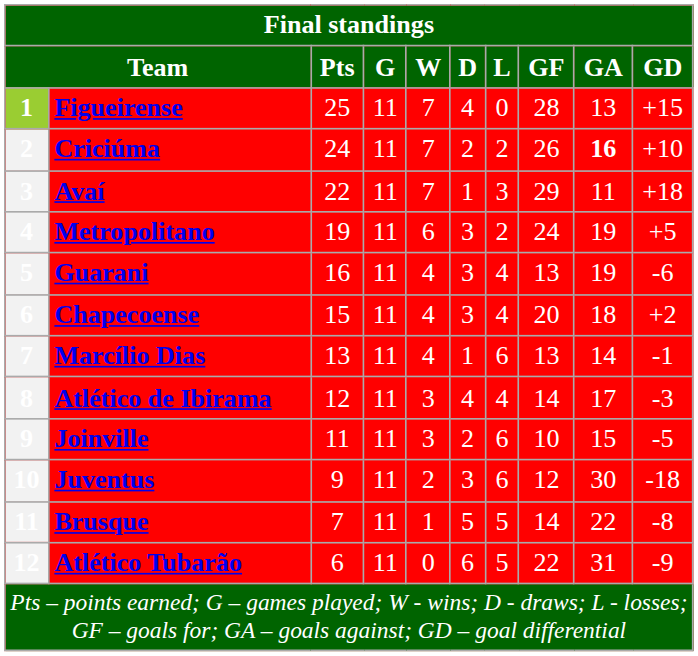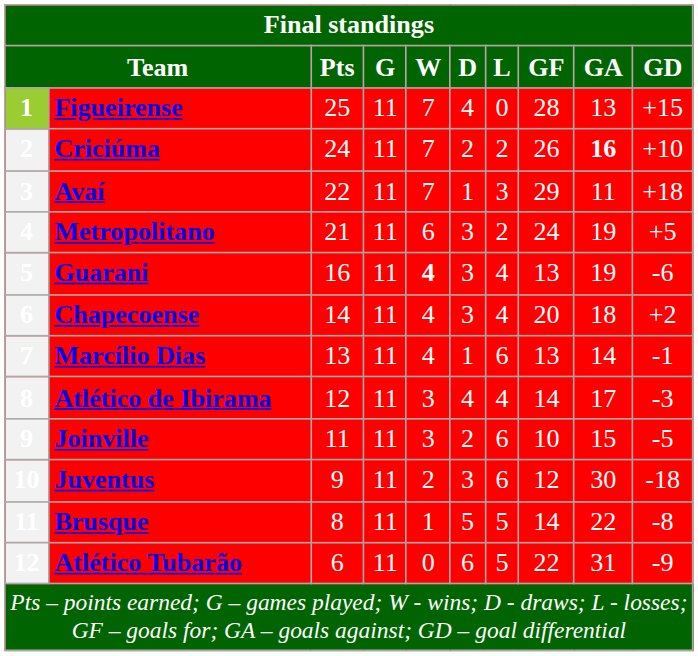(337, 231) 19 -> (337, 231) 21
(428, 273) normal -> (428, 273) bold
(337, 314) 15 -> (337, 314) 14
(337, 521) 7 -> (337, 521) 8
